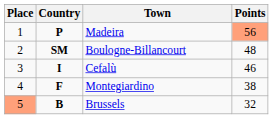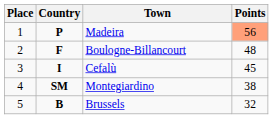(59, 50) SM -> (59, 50) F
(250, 68) 46 -> (250, 68) 45
(59, 86) F -> (59, 86) SM
(20, 104) lightsalmon background -> (20, 104) no background
